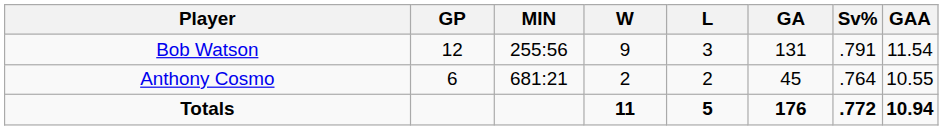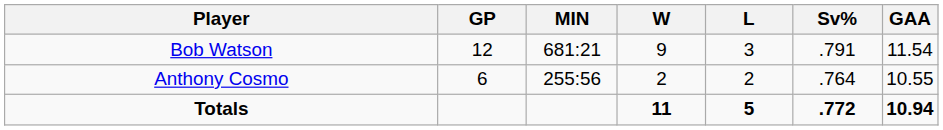- column: (791, 19)
(539, 49) 255:56 -> (572, 49) 681:21
(539, 79) 681:21 -> (572, 79) 255:56
